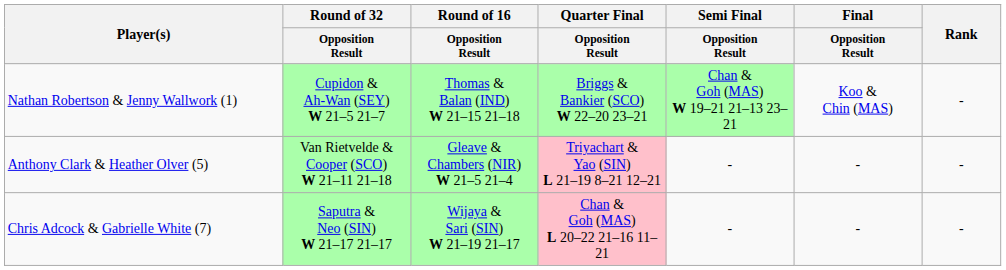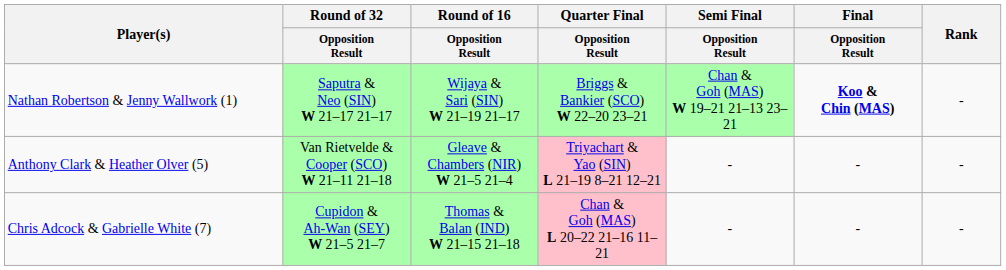(347, 100) Cupidon & Ah-Wan (SEY) W 21–5 21–7 -> (347, 100) Saputra & Neo (SIN) W 21–17 21–17
(474, 100) Thomas & Balan (IND) W 21–15 21–18 -> (474, 100) Wijaya & Sari (SIN) W 21–19 21–17
(858, 100) normal -> (858, 100) bold
(347, 229) Saputra & Neo (SIN) W 21–17 21–17 -> (347, 229) Cupidon & Ah-Wan (SEY) W 21–5 21–7
(474, 229) Wijaya & Sari (SIN) W 21–19 21–17 -> (474, 229) Thomas & Balan (IND) W 21–15 21–18
